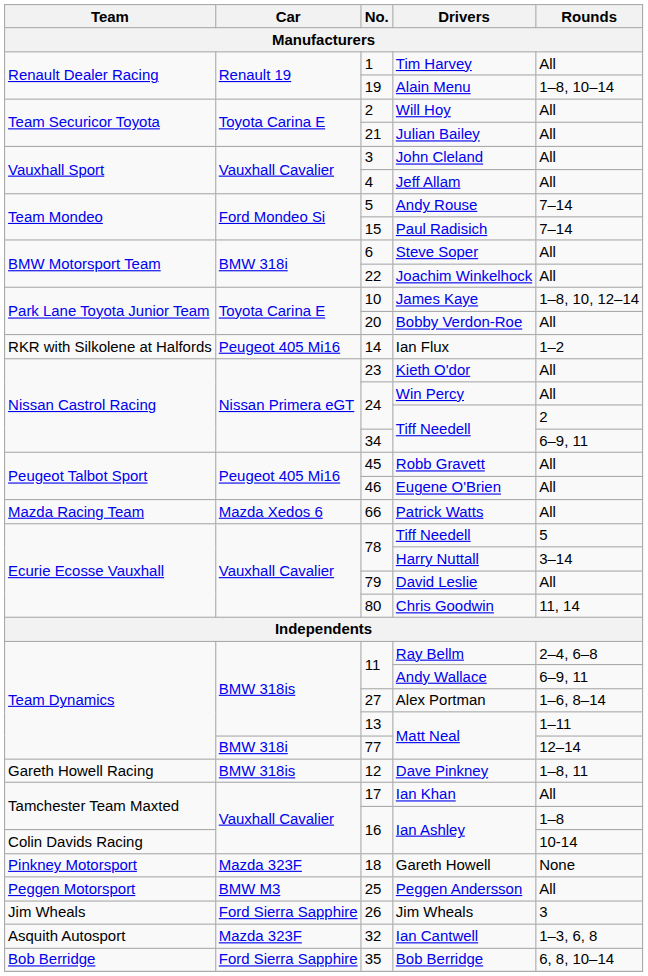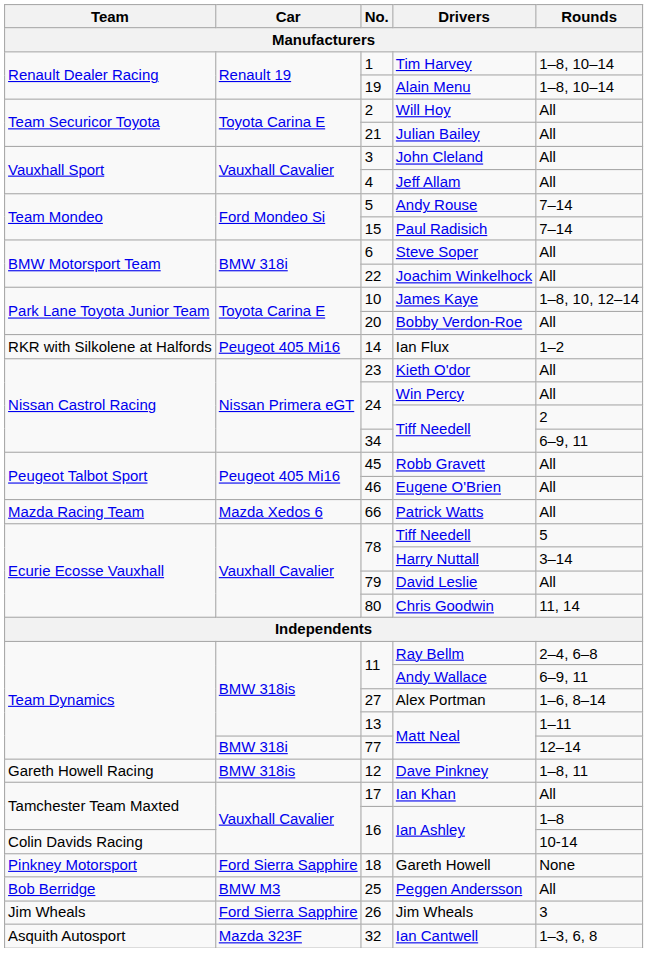(548, 63) All -> (577, 63) 1–8, 10–14
(260, 865) Mazda 323F -> (288, 865) Ford Sierra Sapphire
(72, 888) Peggen Motorsport -> (52, 888) Bob Berridge
- row: (373, 959)
